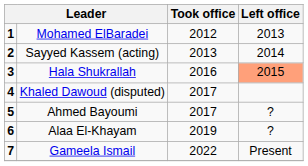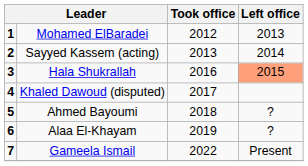(203, 111) 2017 -> (203, 111) 2018
